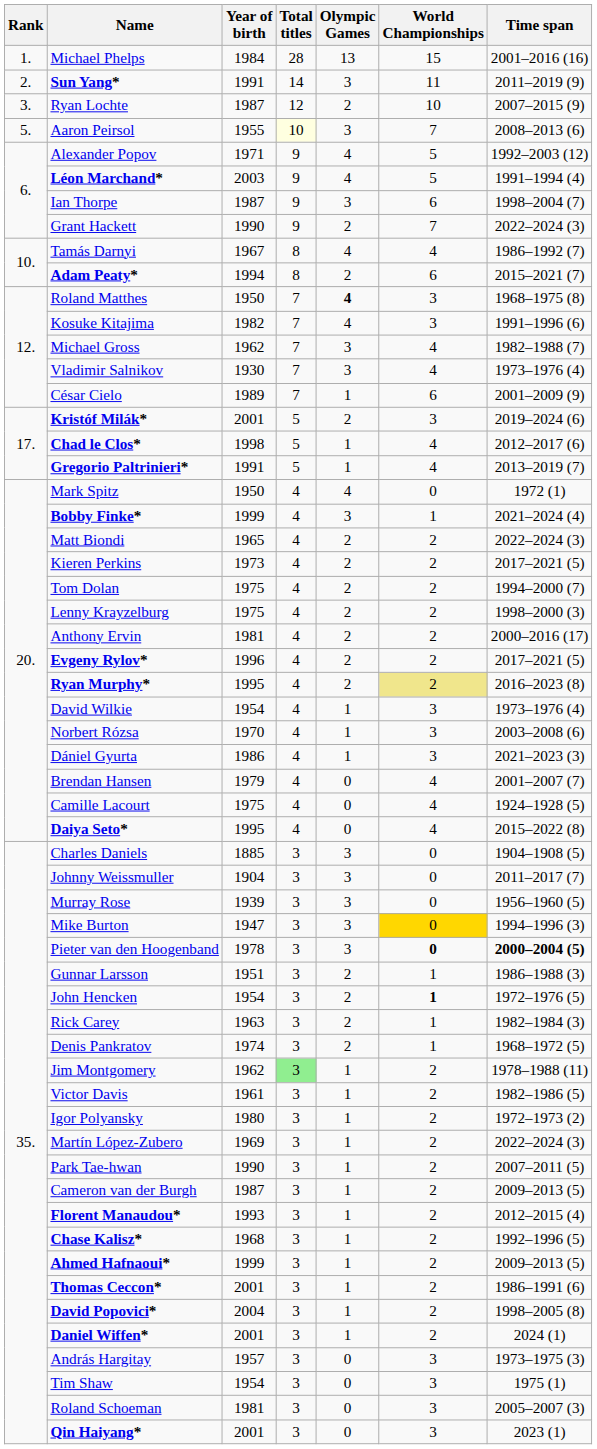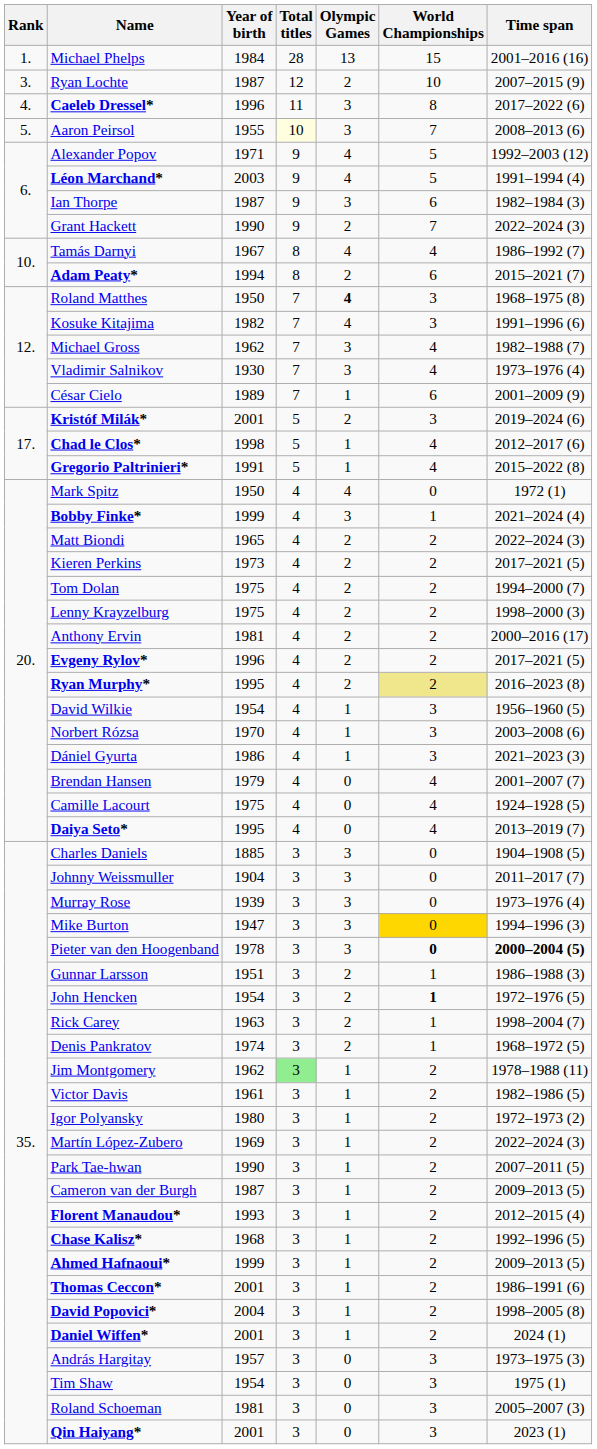- row: (85, 81)
+ row: (102, 105)
(540, 202) 1998–2004 (7) -> (540, 202) 1982–1984 (3)
(540, 467) 2013–2019 (7) -> (540, 467) 2015–2022 (8)
(540, 708) 1973–1976 (4) -> (540, 708) 1956–1960 (5)
(540, 829) 2015–2022 (8) -> (540, 829) 2013–2019 (7)
(540, 901) 1956–1960 (5) -> (540, 901) 1973–1976 (4)
(540, 1022) 1982–1984 (3) -> (540, 1022) 1998–2004 (7)
